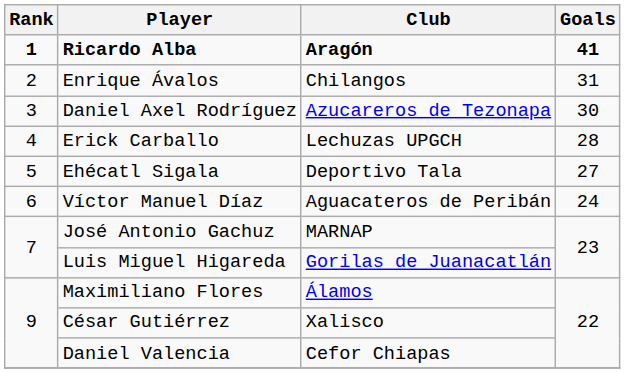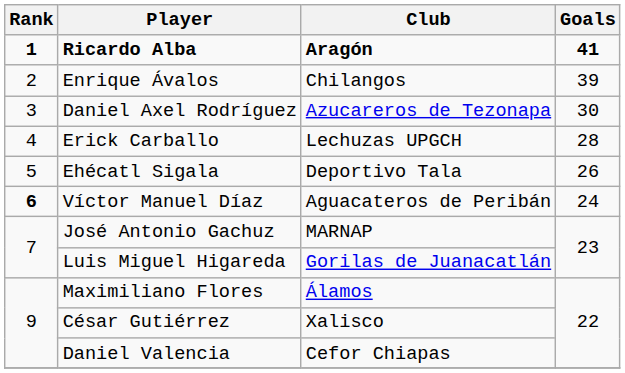(588, 80) 31 -> (588, 80) 39
(588, 171) 27 -> (588, 171) 26
(31, 202) normal -> (31, 202) bold
